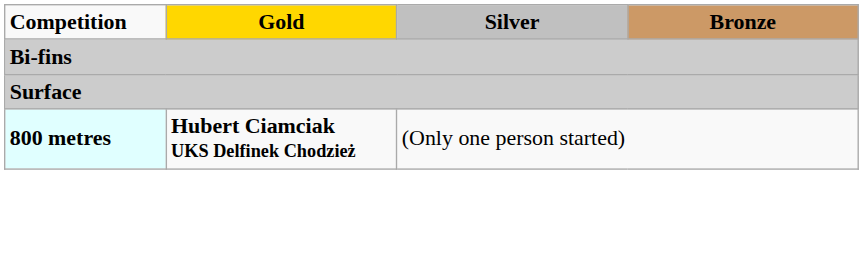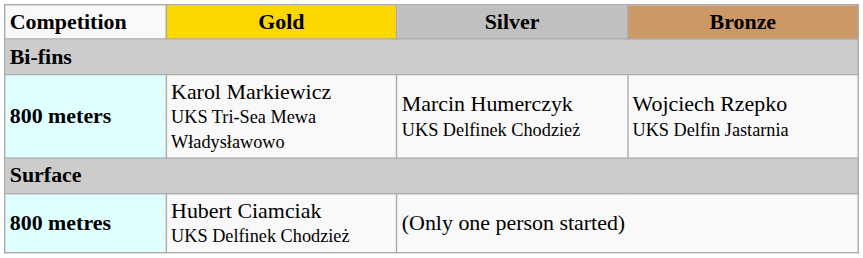+ row: (61, 116)
(263, 138) bold -> (260, 222) normal
